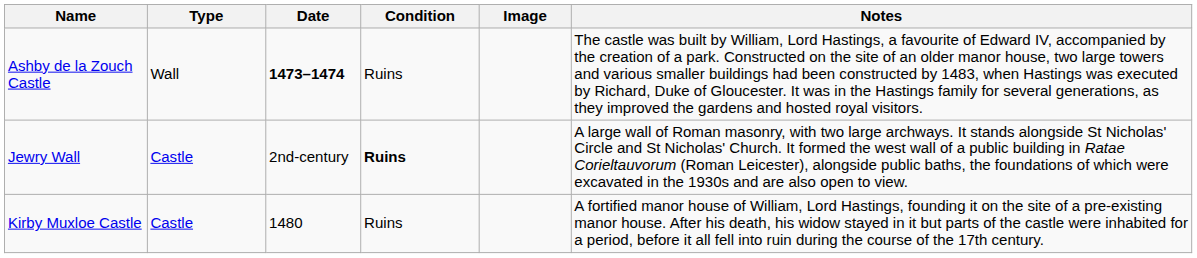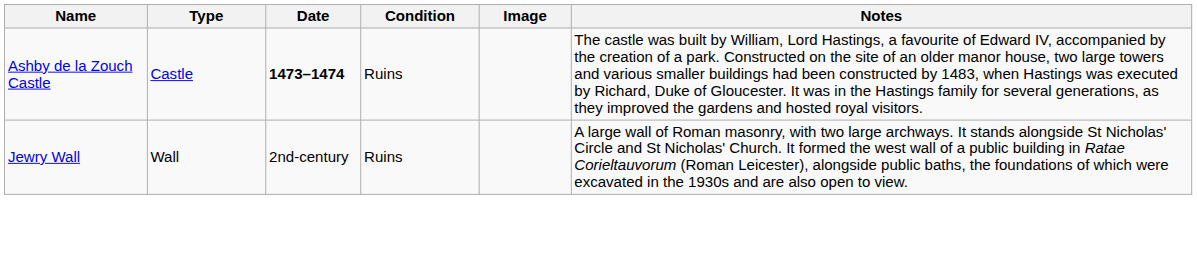(165, 74) Wall -> (172, 74) Castle
(172, 157) Castle -> (165, 157) Wall
(385, 157) bold -> (383, 157) normal
- row: (75, 223)
